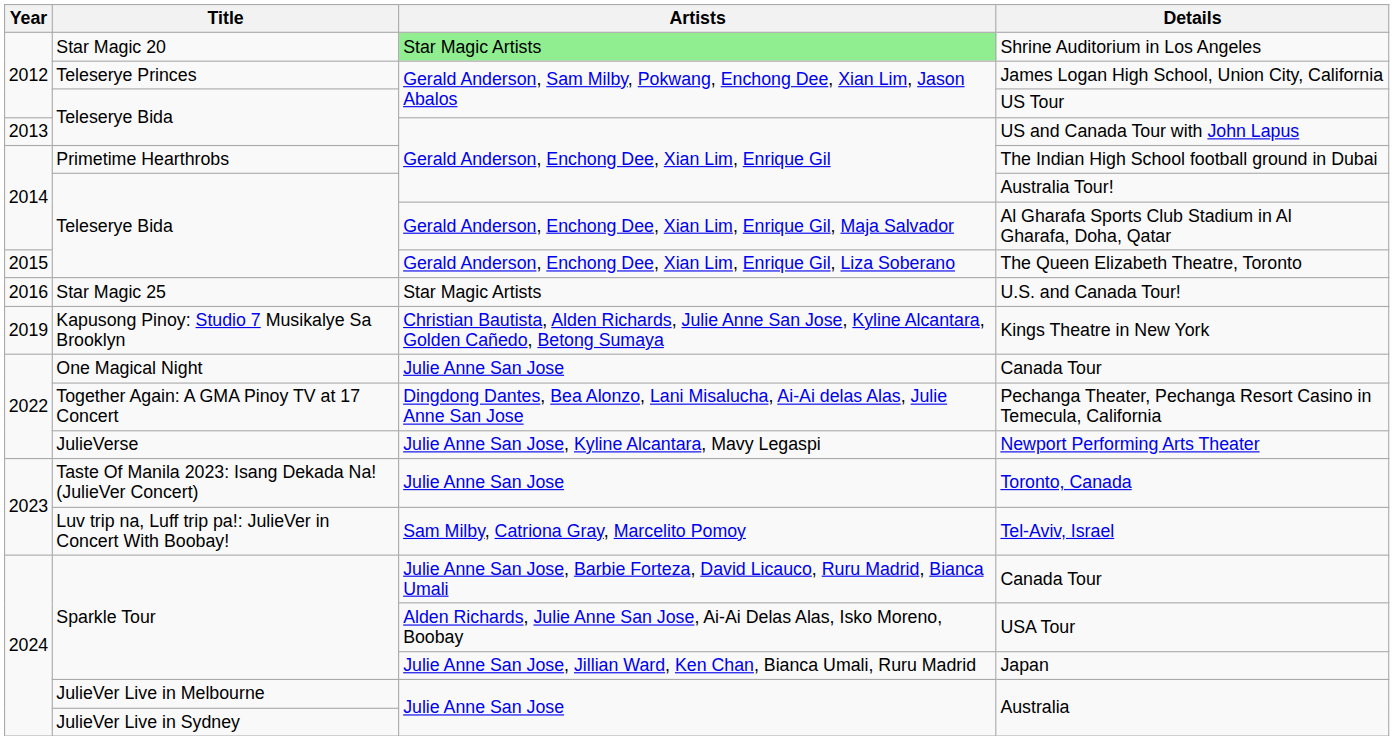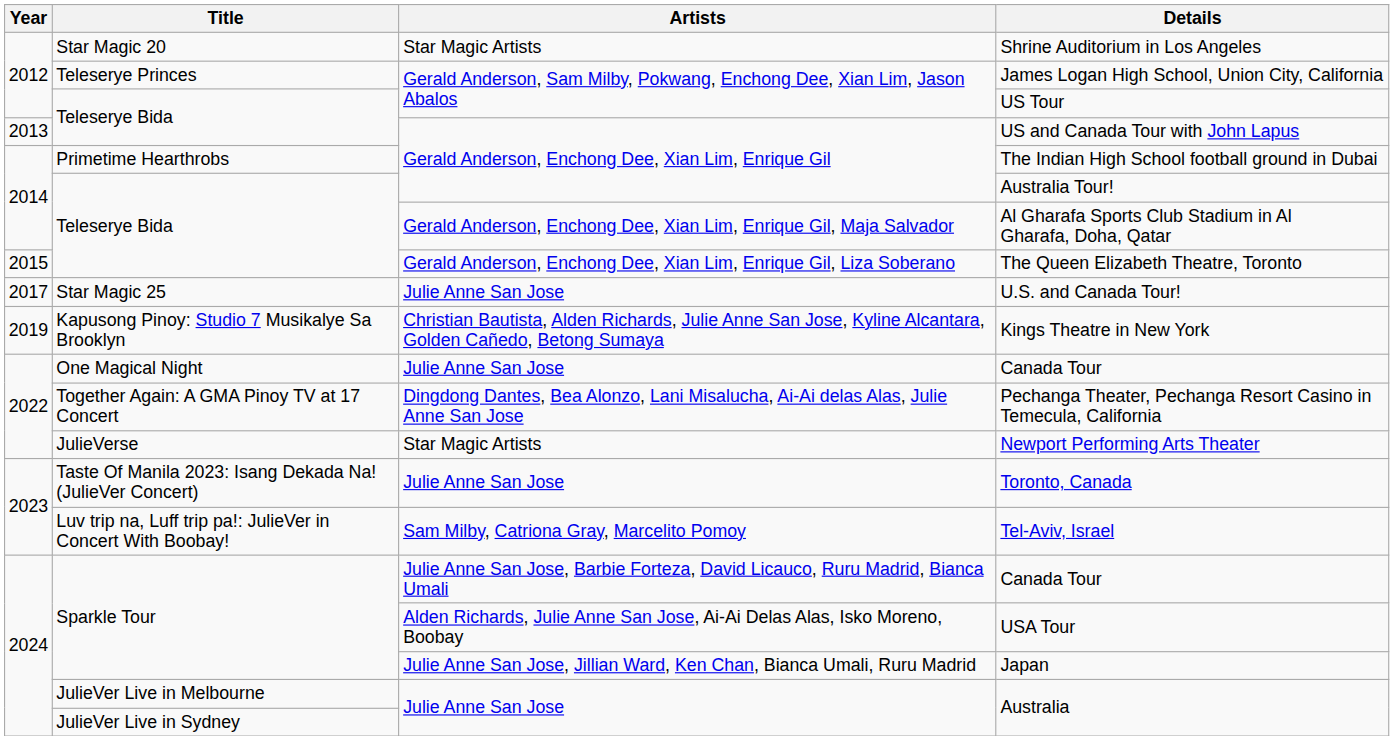(472, 46) lightgreen background -> (472, 46) no background
(28, 292) 2016 -> (28, 292) 2017
(472, 292) Star Magic Artists -> (484, 292) Julie Anne San Jose
(612, 444) Julie Anne San Jose, Kyline Alcantara, Mavy Legaspi -> (472, 444) Star Magic Artists
